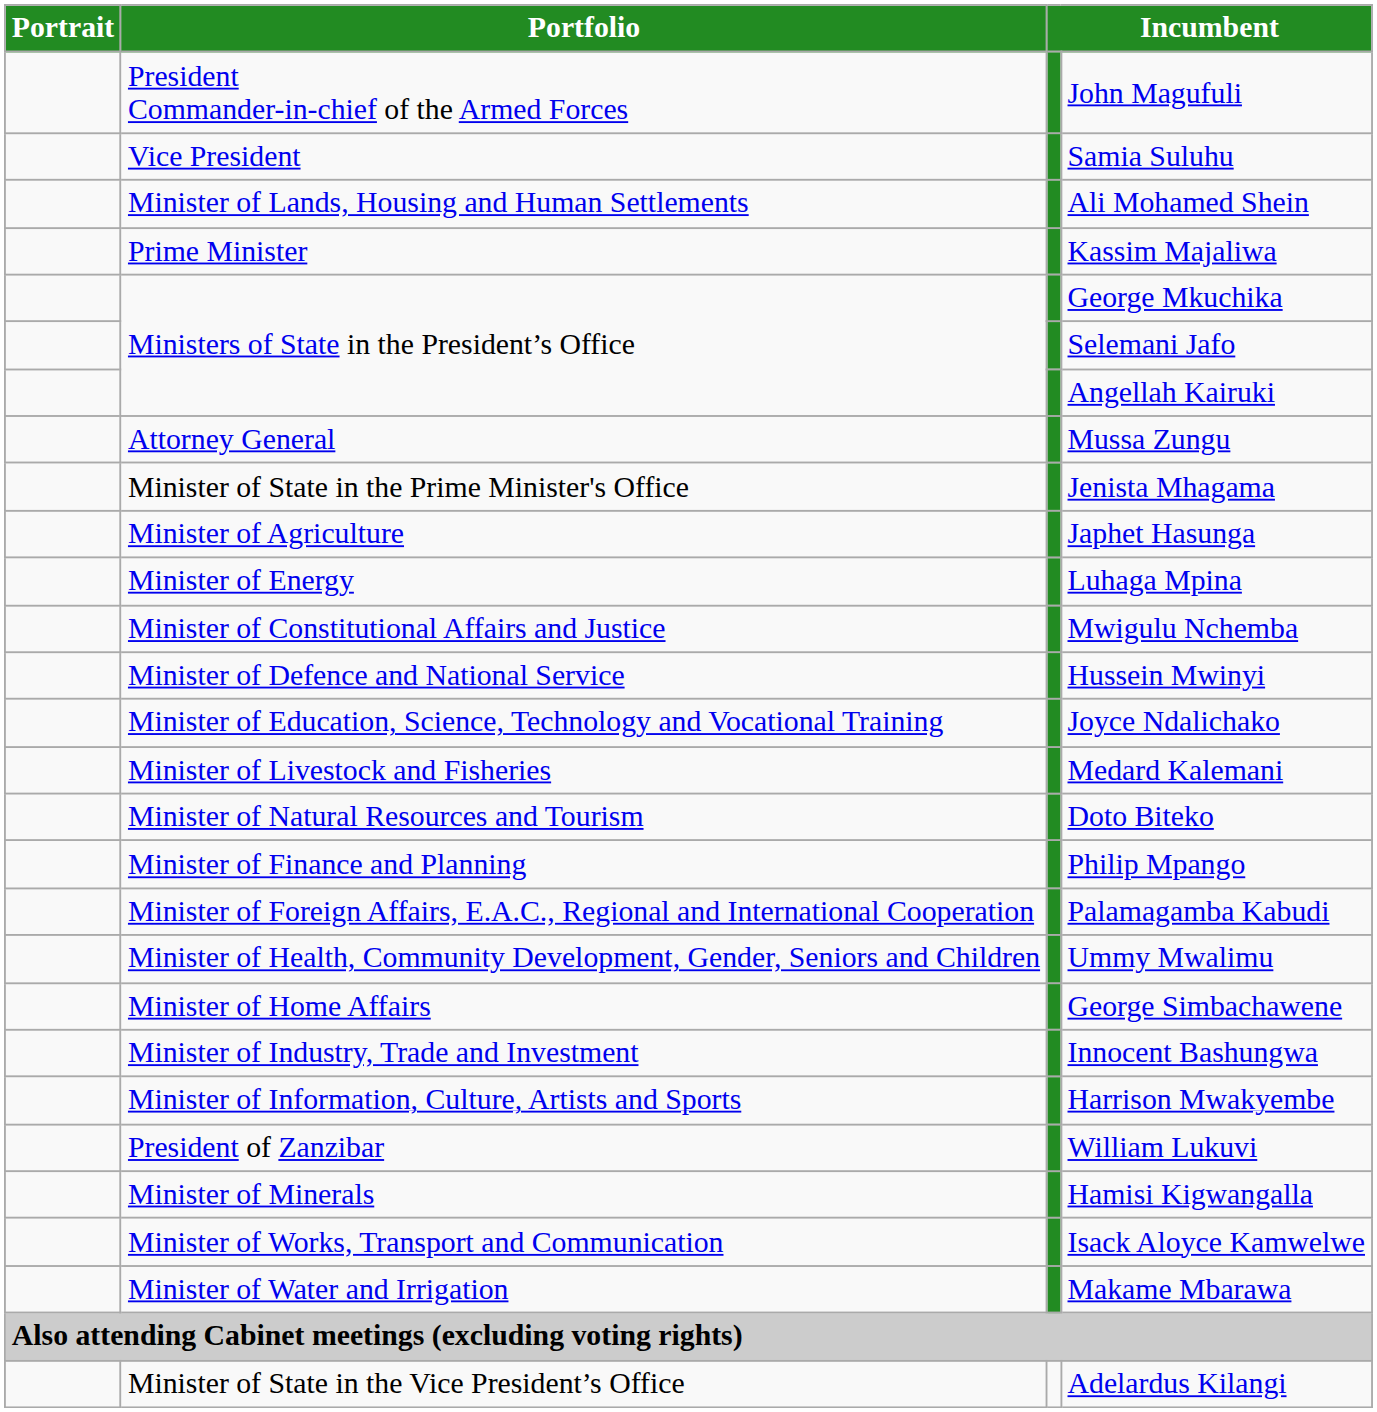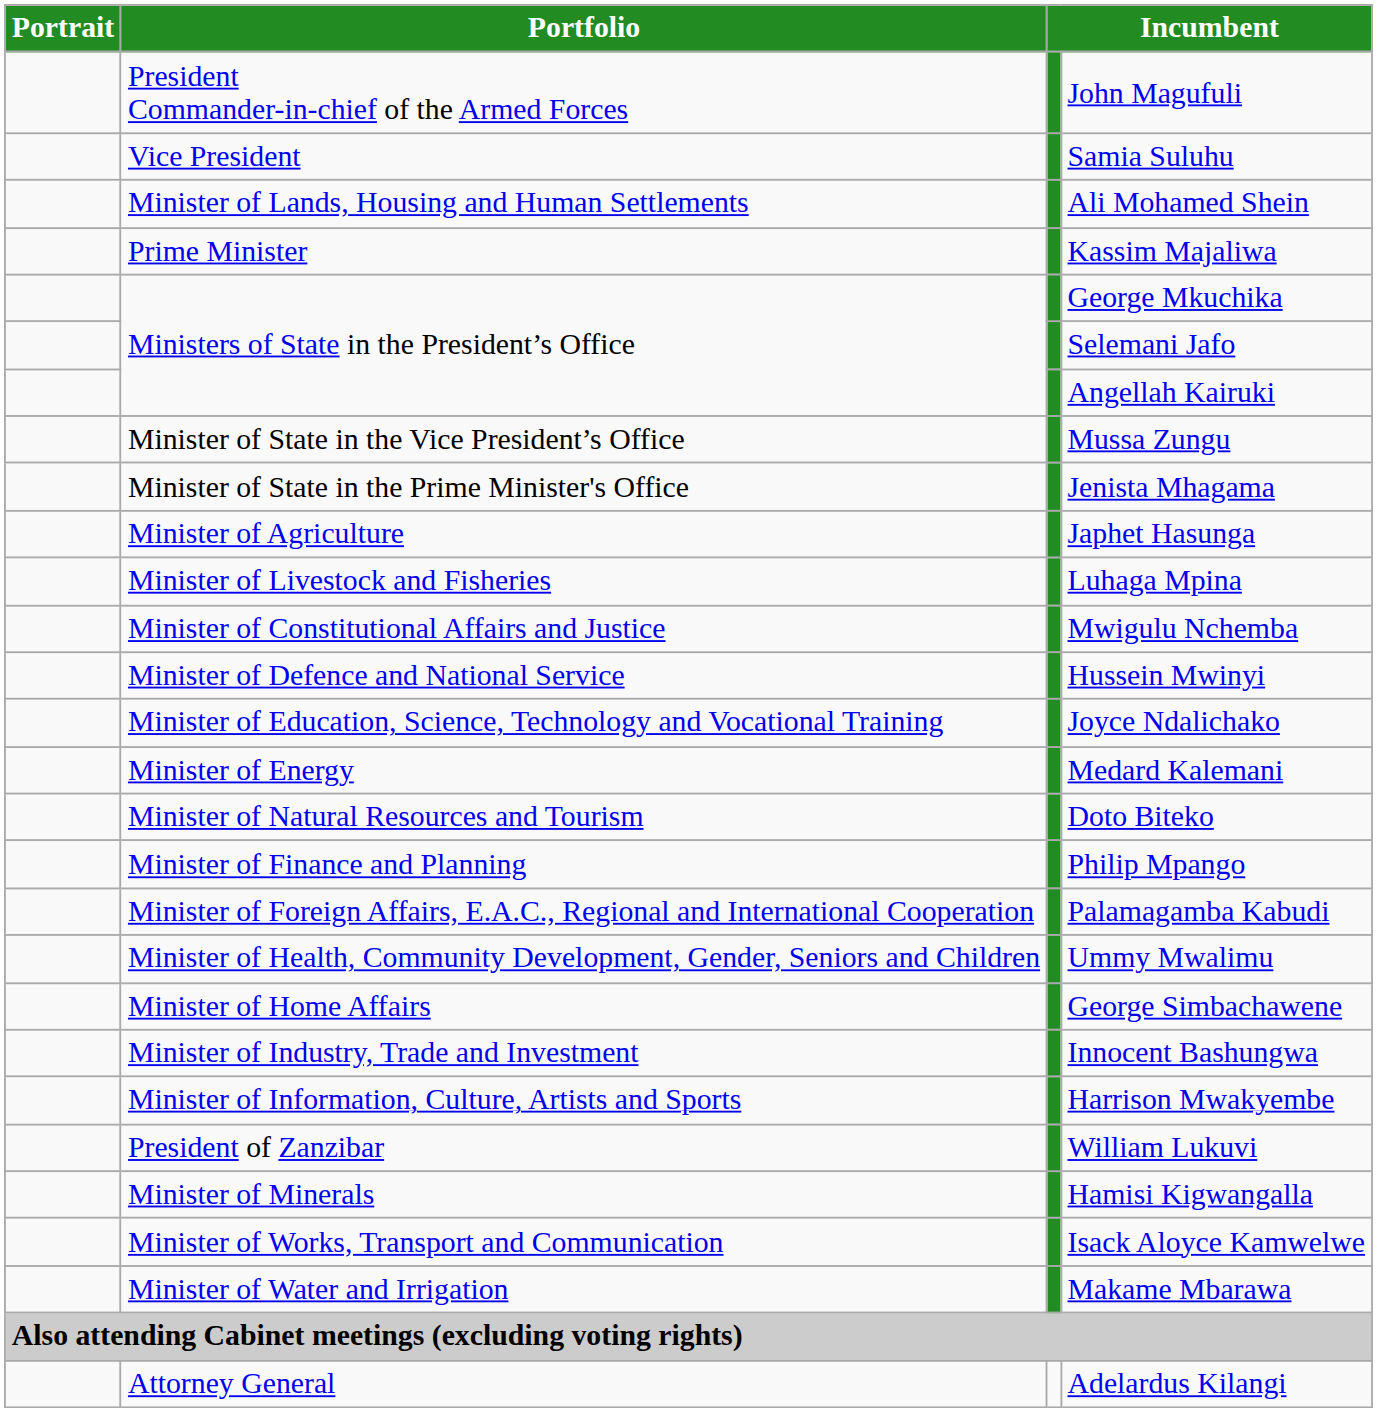(232, 439) Attorney General -> (406, 439) Minister of State in the Vice President’s Office
(241, 580) Minister of Energy -> (340, 580) Minister of Livestock and Fisheries
(340, 769) Minister of Livestock and Fisheries -> (241, 769) Minister of Energy
(406, 1383) Minister of State in the Vice President’s Office -> (232, 1383) Attorney General
